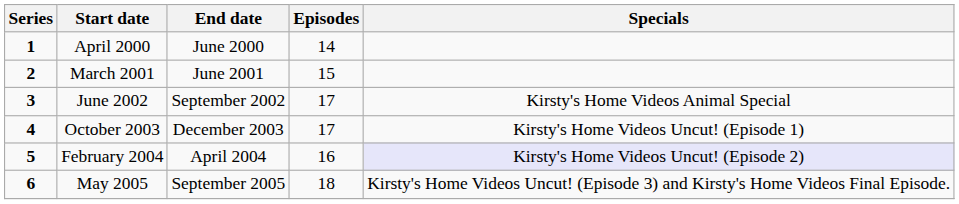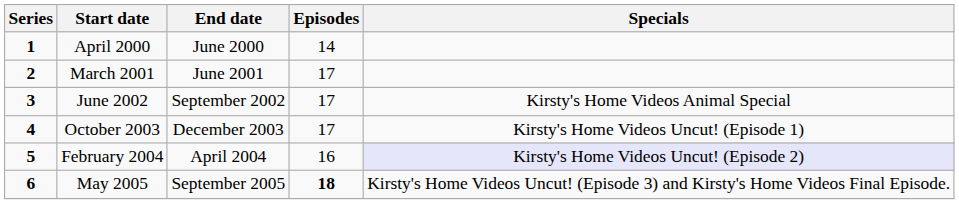(326, 73) 15 -> (326, 73) 17
(326, 184) normal -> (326, 184) bold
